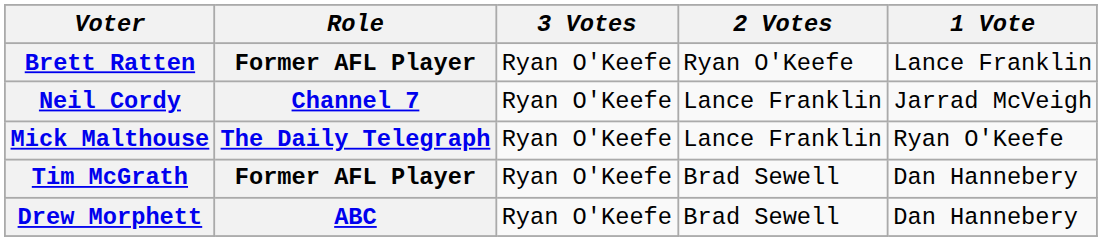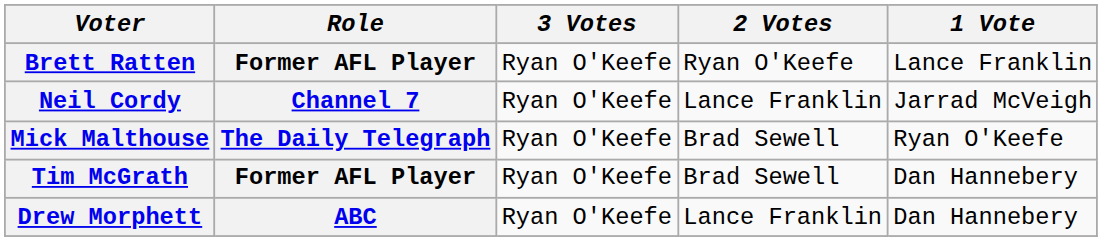(783, 140) Lance Franklin -> (761, 140) Brad Sewell
(761, 217) Brad Sewell -> (783, 217) Lance Franklin
